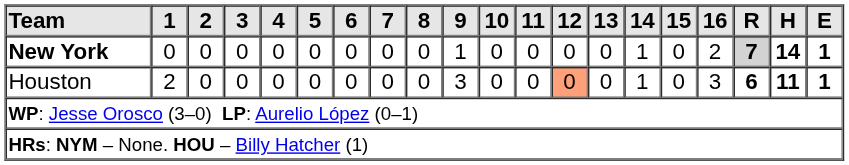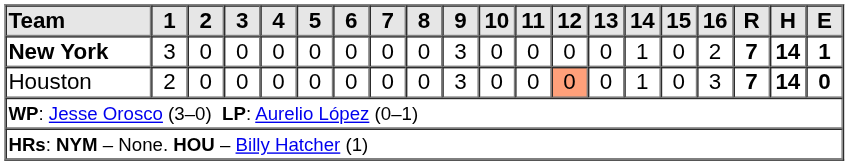(169, 51) 0 -> (169, 51) 3
(460, 51) 1 -> (460, 51) 3
(751, 51) lightgrey background -> (751, 51) no background
(751, 82) 6 -> (751, 82) 7
(788, 82) 11 -> (788, 82) 14
(824, 82) 1 -> (824, 82) 0
